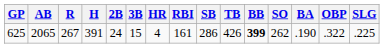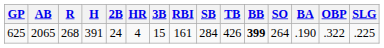columns swapped: (136, 14) <-> (157, 14)
(70, 33) 267 -> (70, 33) 268
(208, 33) 286 -> (208, 33) 284
(280, 33) 262 -> (280, 33) 264
